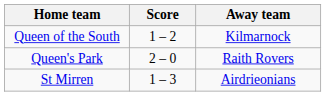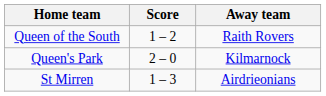(258, 36) Kilmarnock -> (258, 36) Raith Rovers
(258, 58) Raith Rovers -> (258, 58) Kilmarnock
